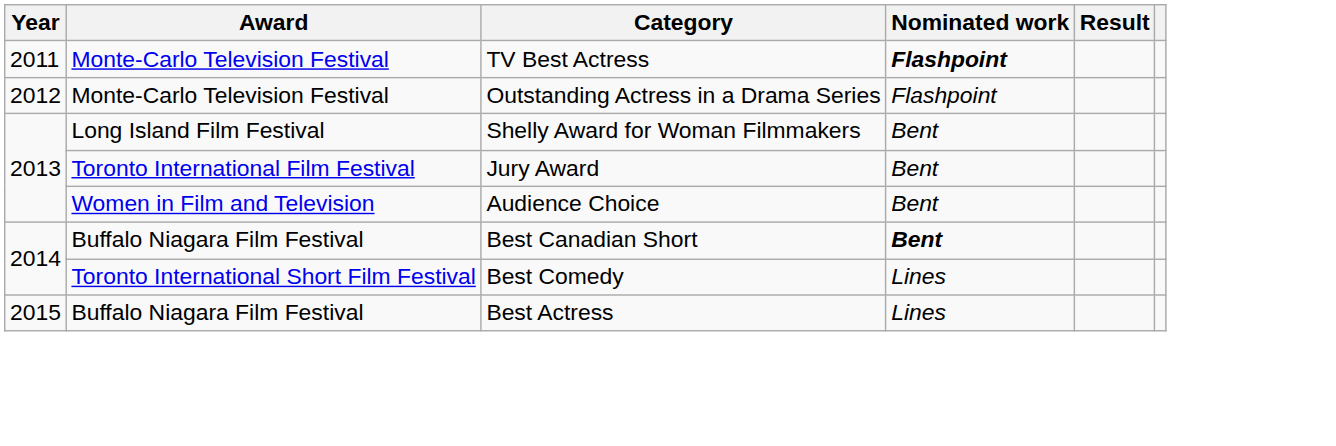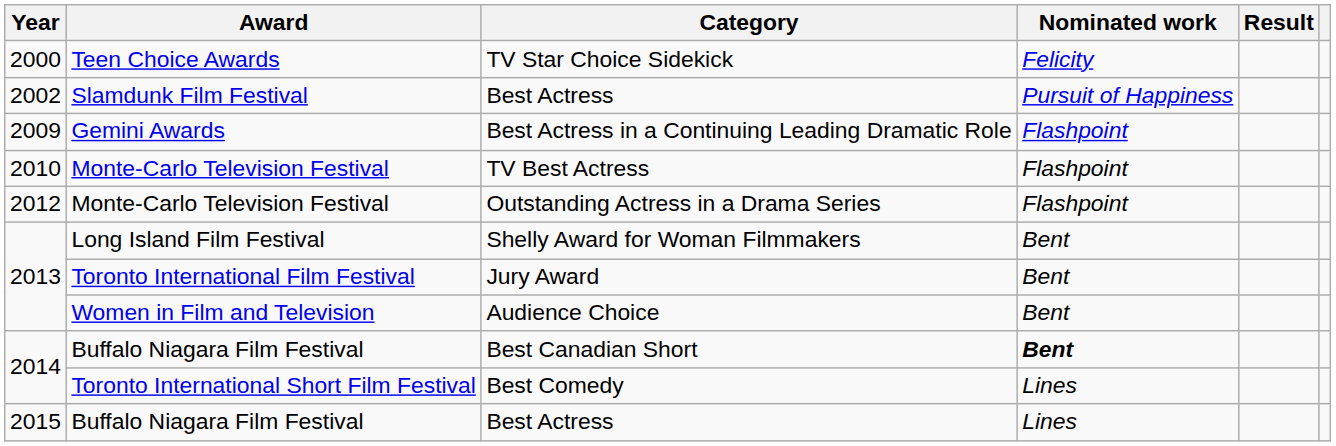+ row: (176, 58)
+ row: (190, 95)
+ row: (148, 131)
(35, 58) 2011 -> (35, 167) 2010
(949, 58) bold -> (1075, 167) normal
